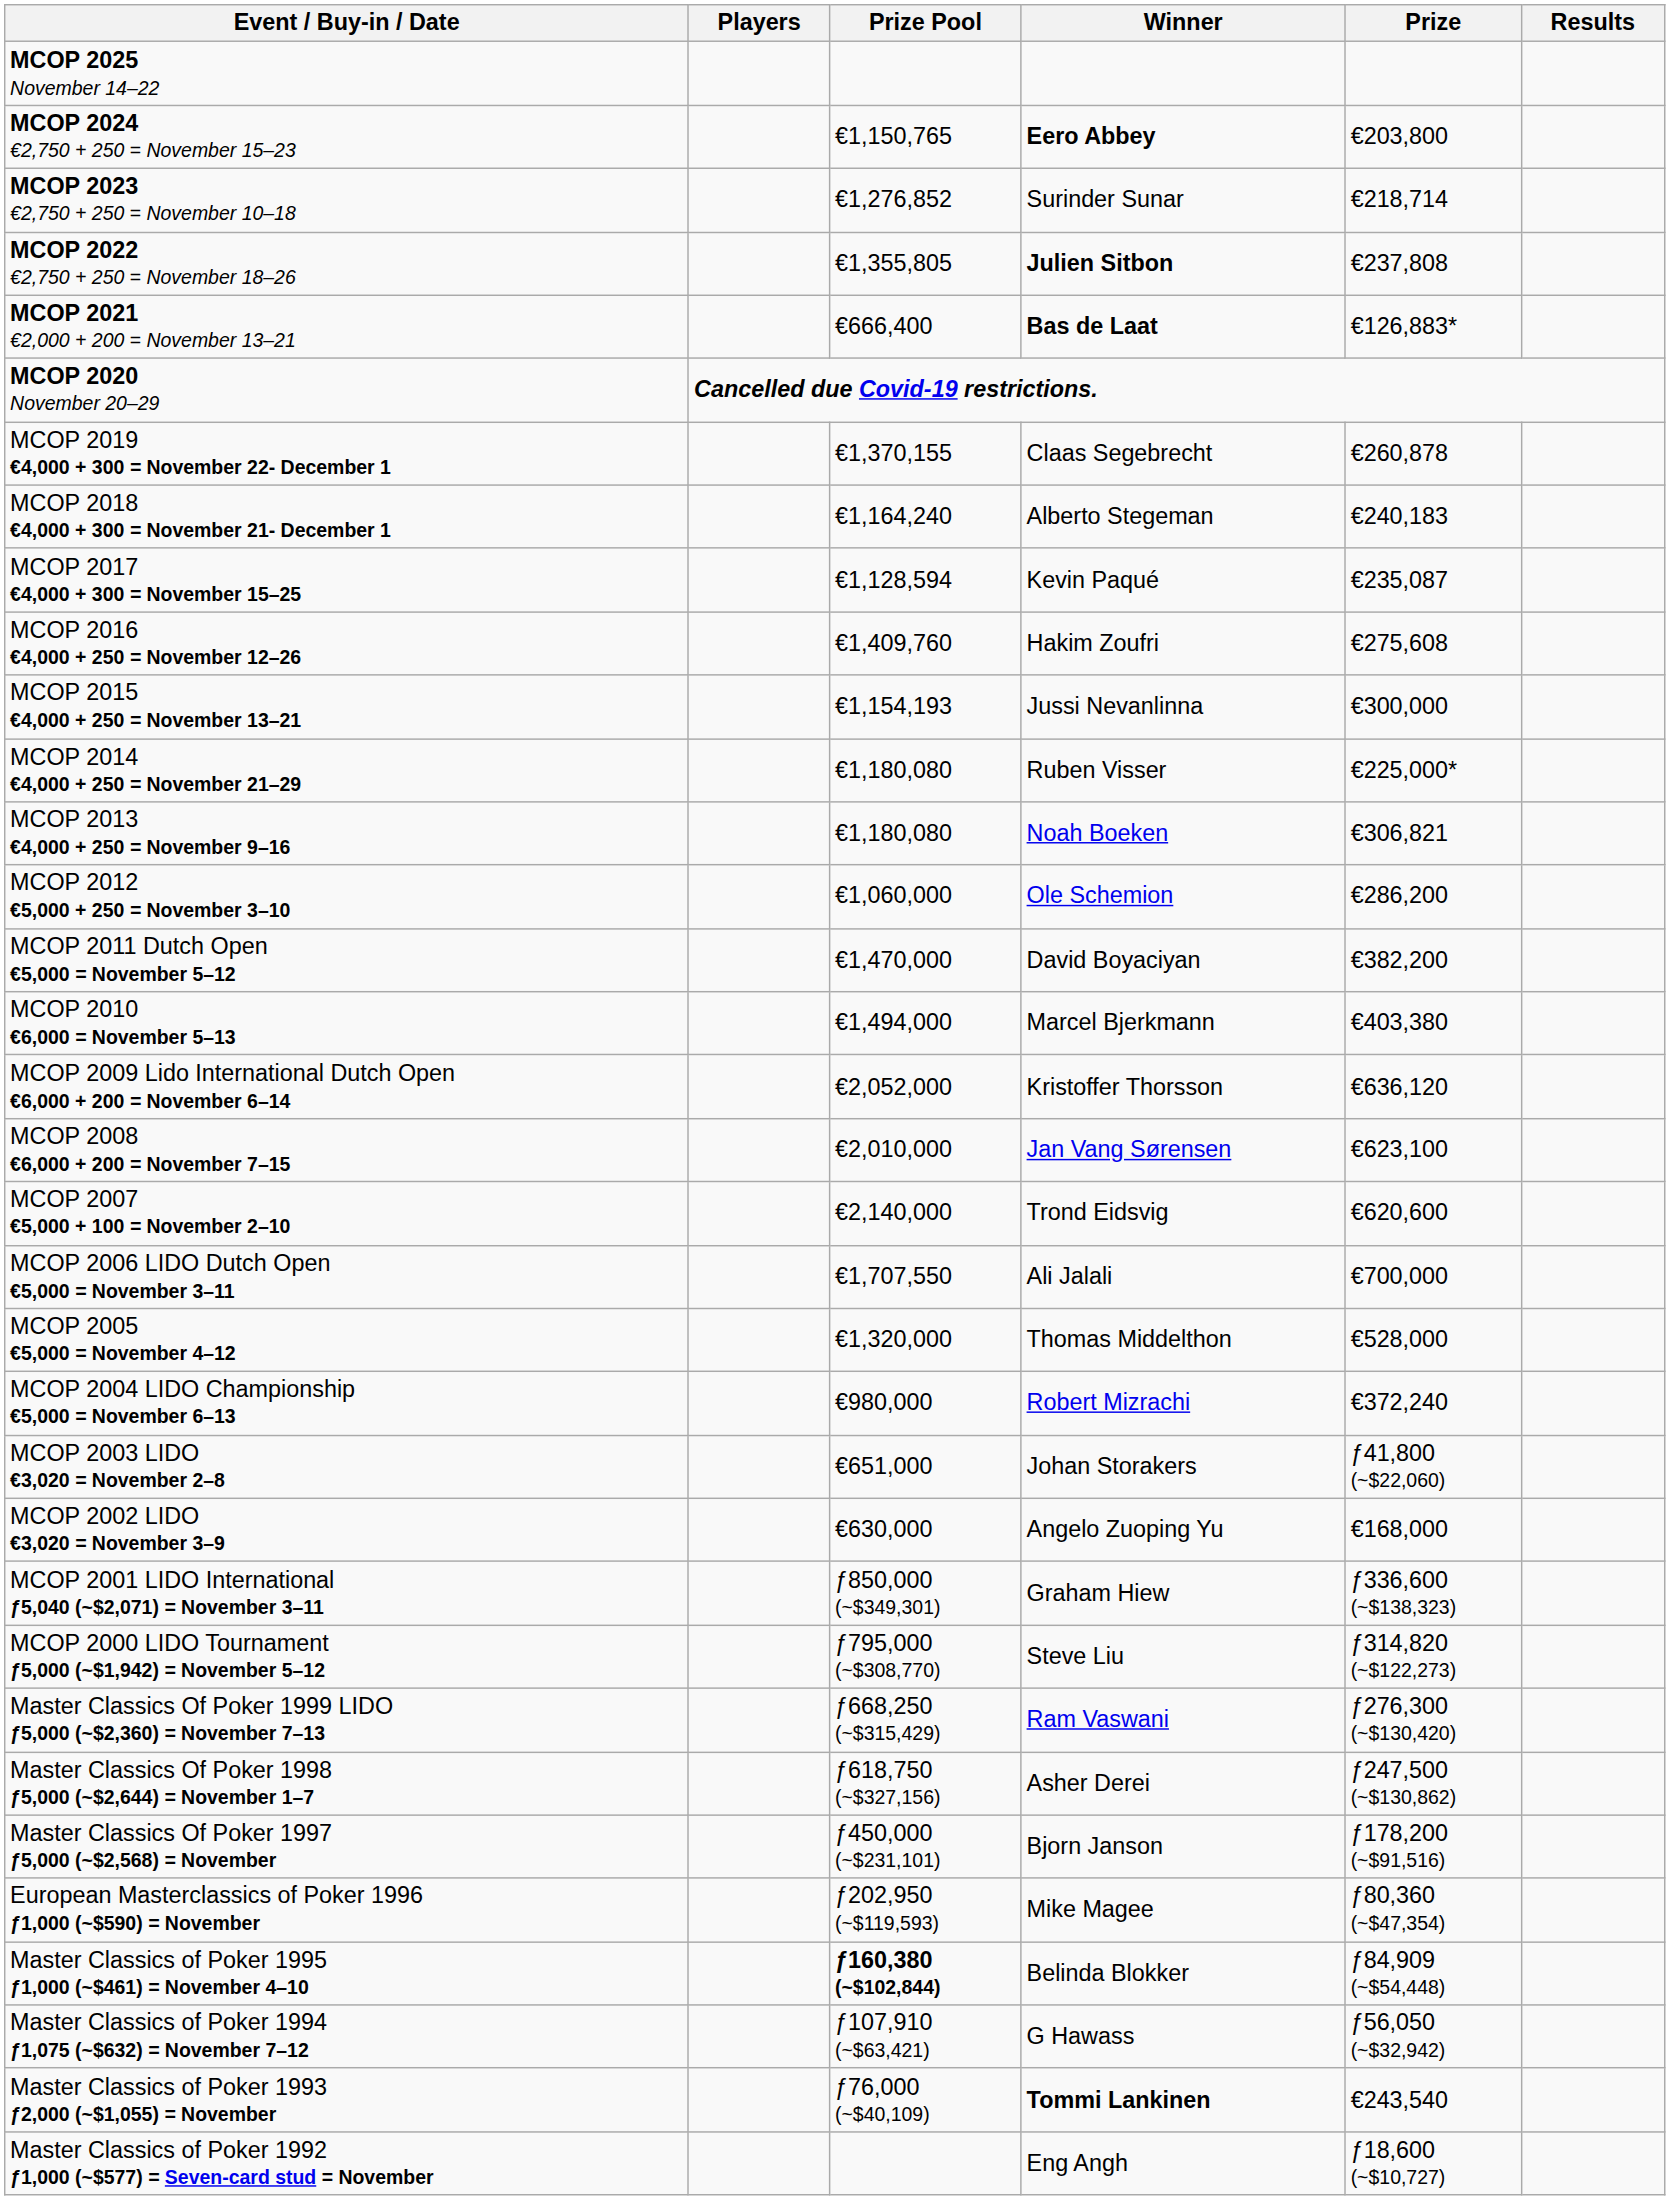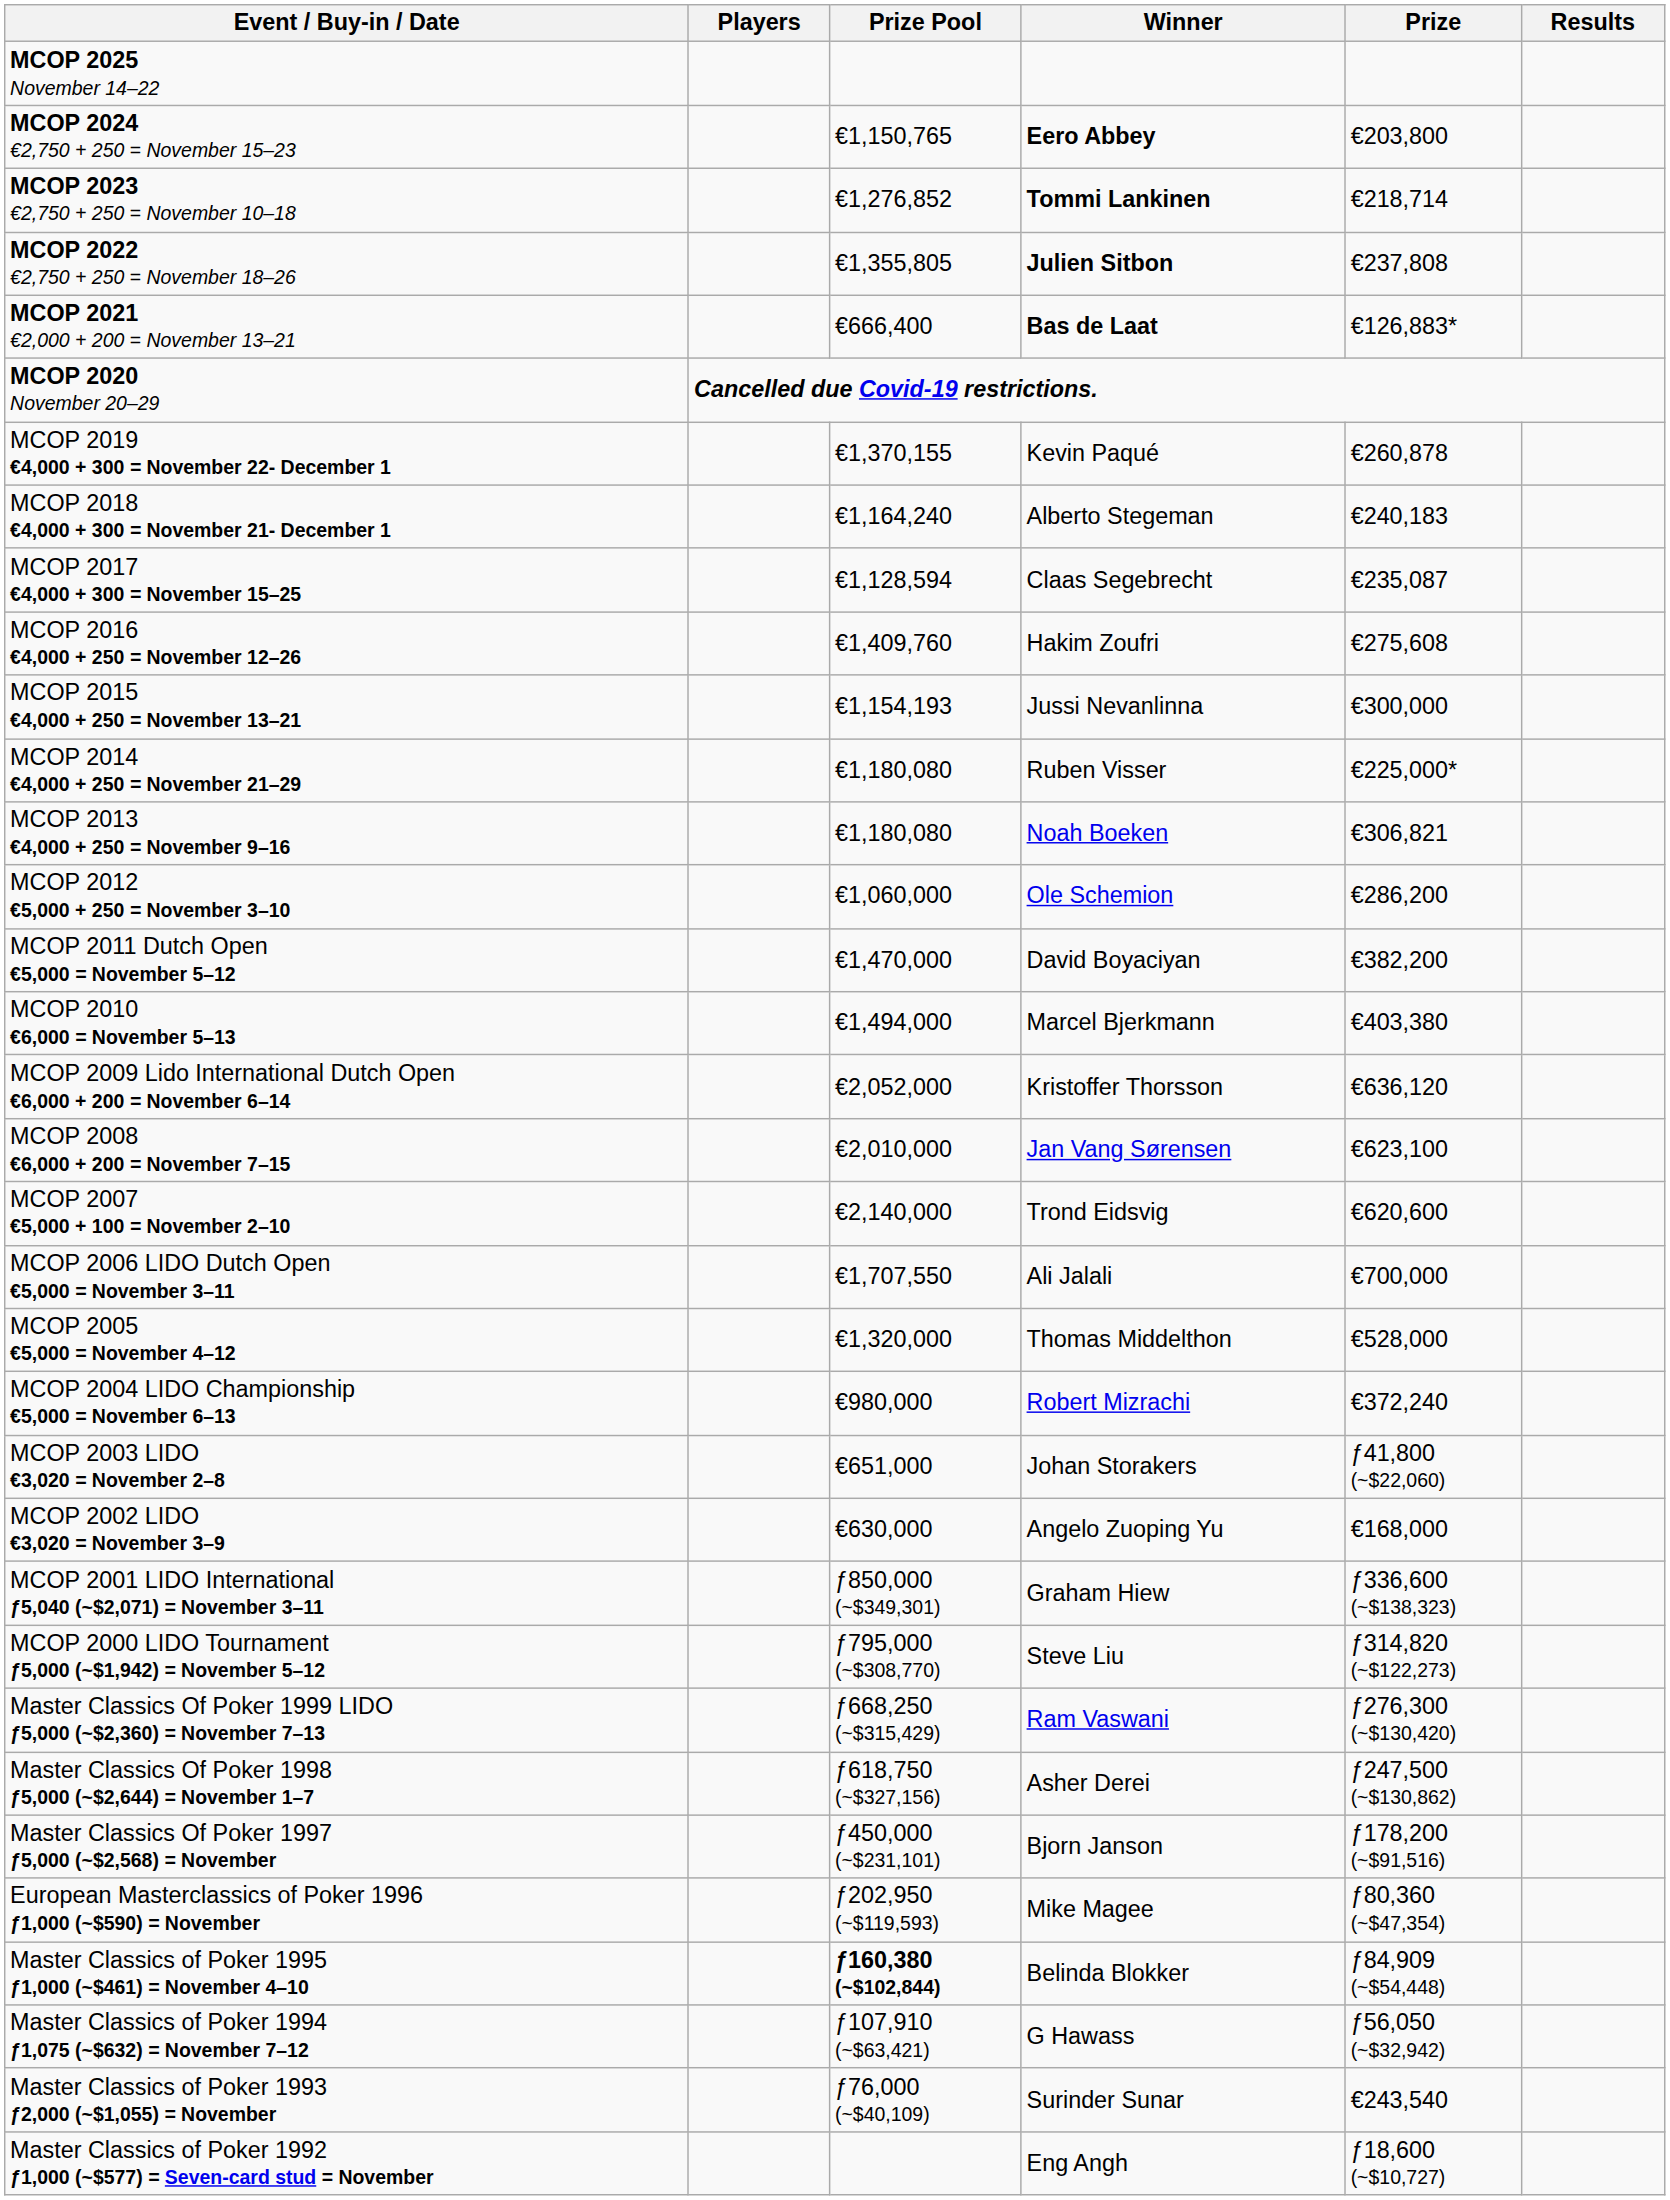(1105, 199) Surinder Sunar -> (1119, 199) Tommi Lankinen
(1119, 453) Claas Segebrecht -> (1093, 453) Kevin Paqué
(1093, 579) Kevin Paqué -> (1119, 579) Claas Segebrecht
(1119, 2099) Tommi Lankinen -> (1105, 2099) Surinder Sunar
